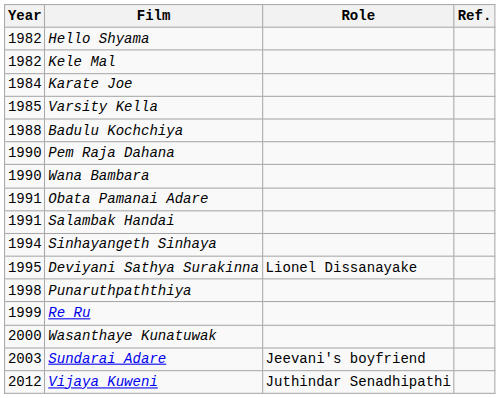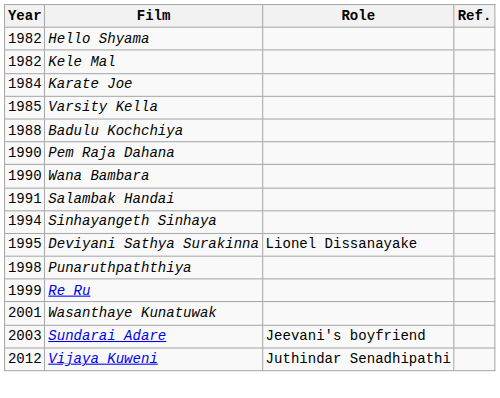- row: (128, 199)
(25, 336) 2000 -> (25, 313) 2001
